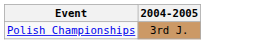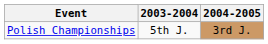+ column: (169, 13)
